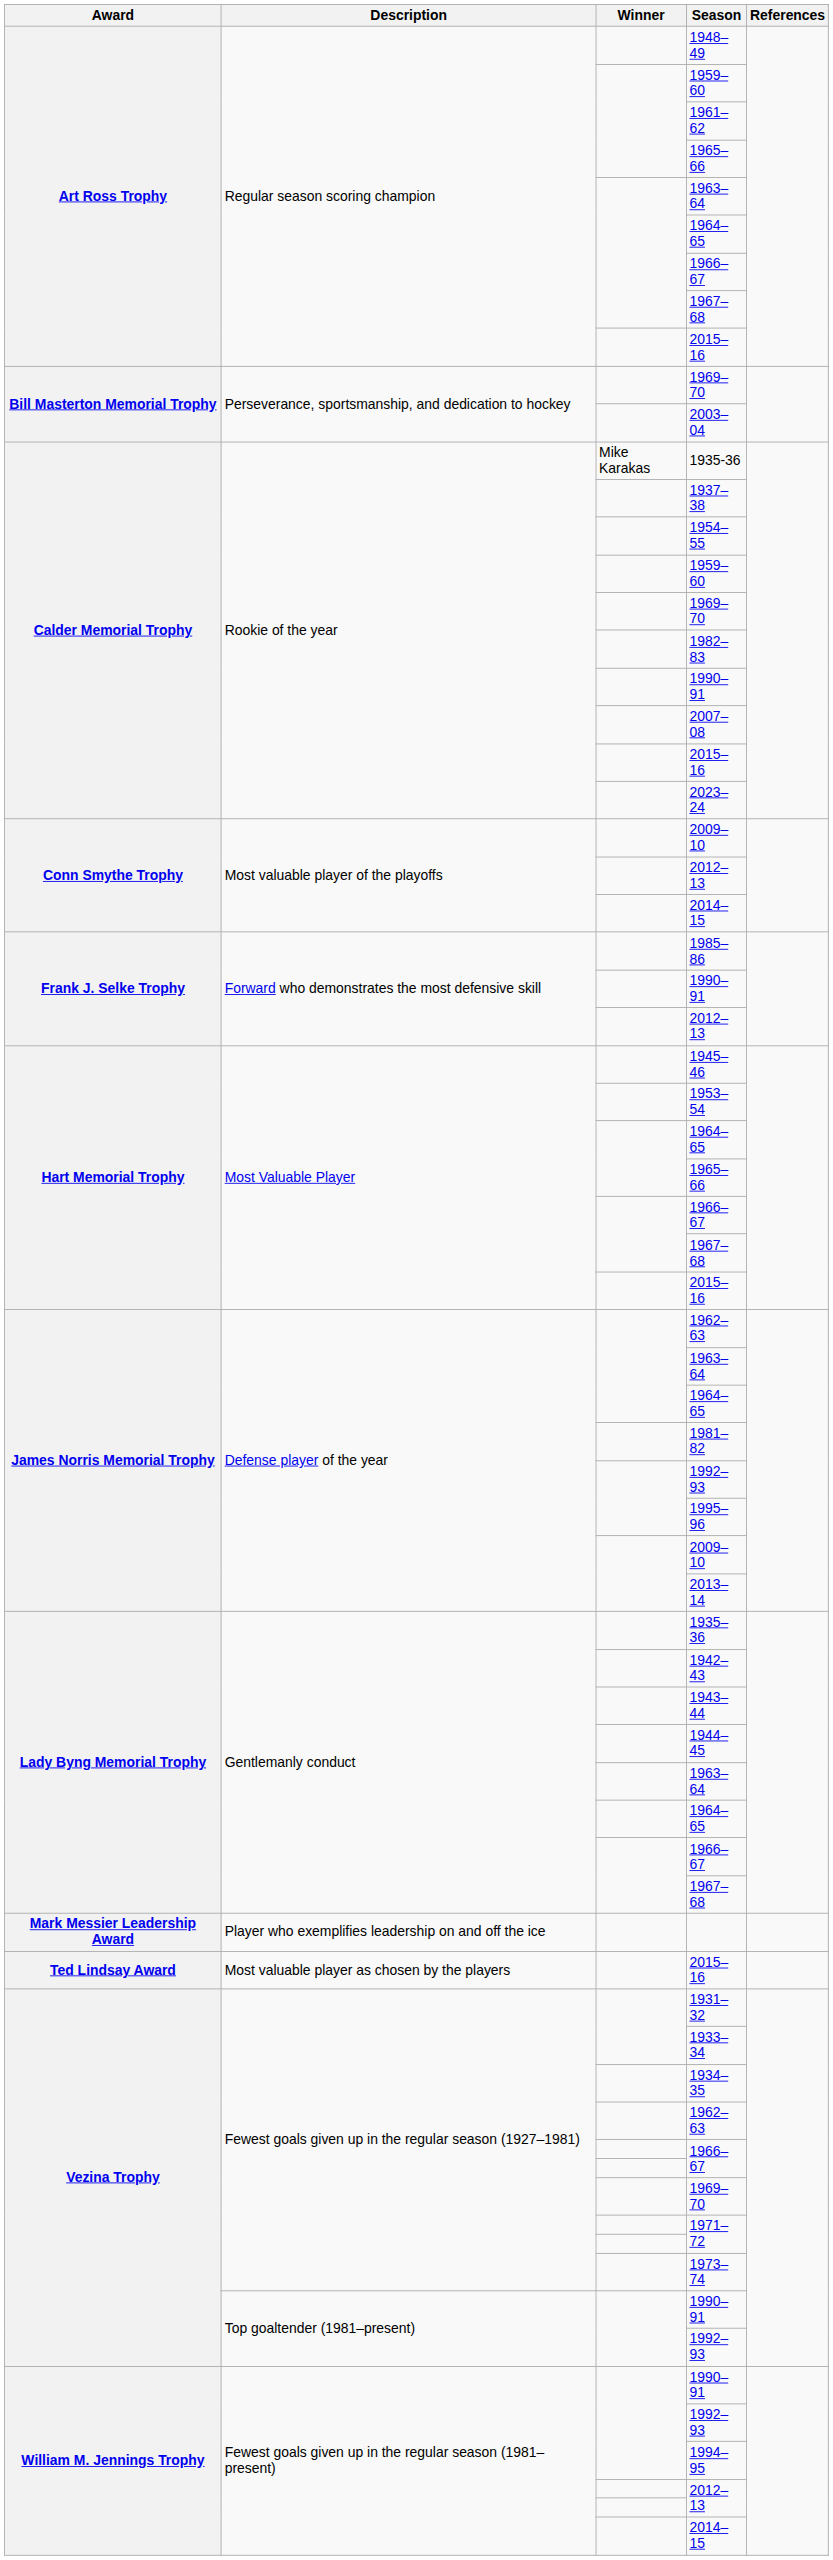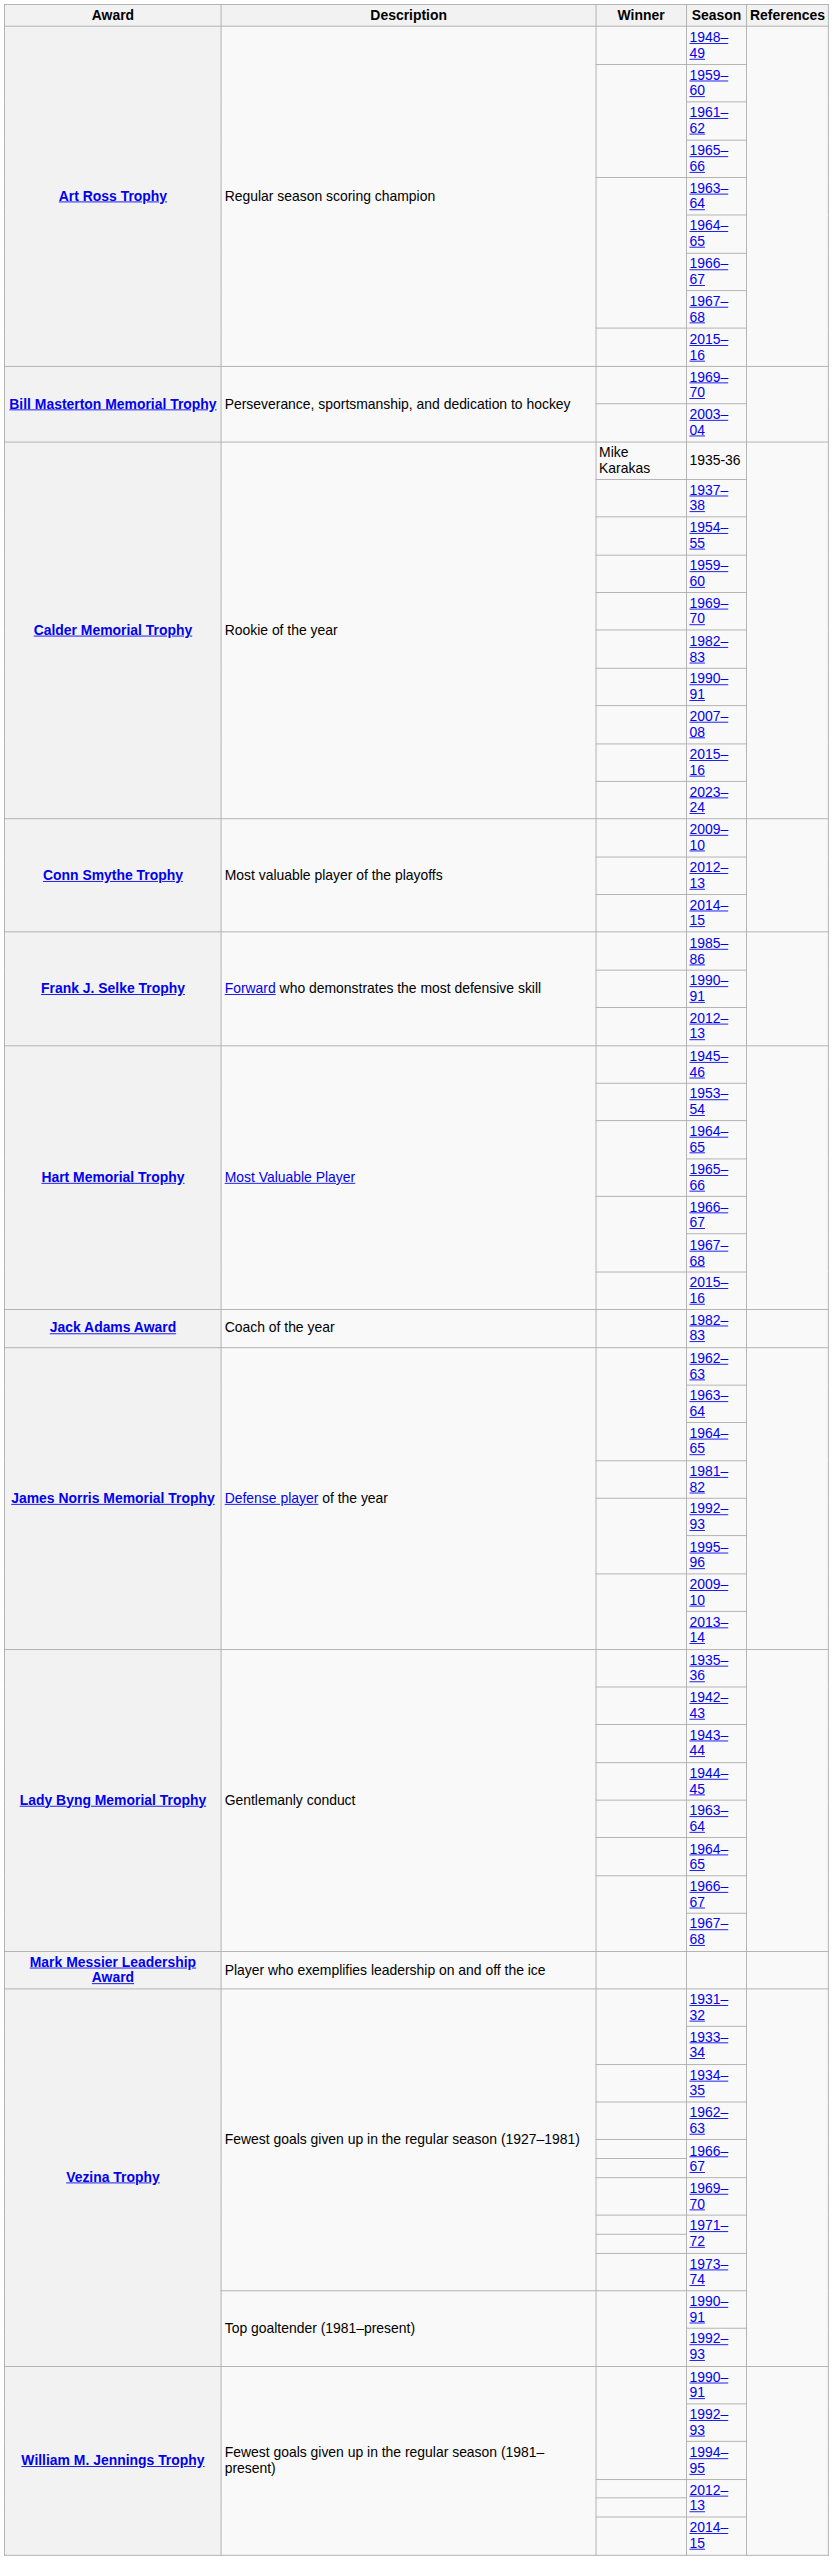+ row: (280, 1328)
- row: (367, 1969)
